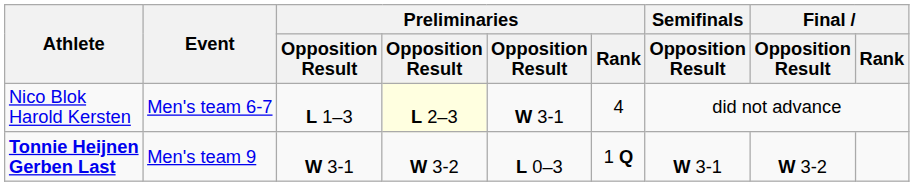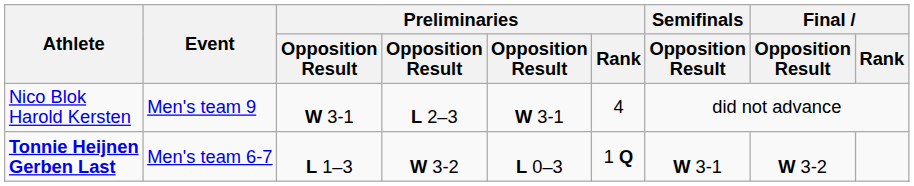(210, 108) Men's team 6-7 -> (202, 108) Men's team 9
(329, 118) L 1–3 -> (329, 118) W 3-1
(434, 118) lightyellow background -> (434, 118) no background
(202, 157) Men's team 9 -> (210, 157) Men's team 6-7
(329, 167) W 3-1 -> (329, 167) L 1–3
